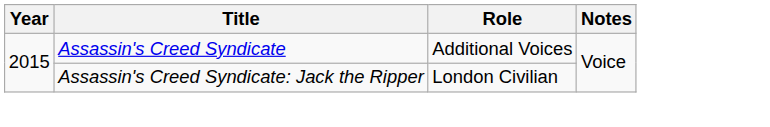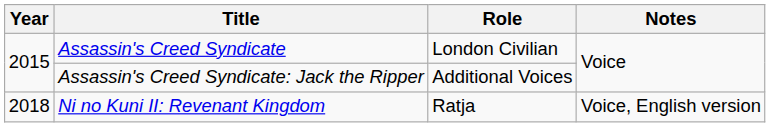(502, 48) Additional Voices -> (495, 48) London Civilian
(495, 77) London Civilian -> (502, 77) Additional Voices
+ row: (192, 106)
